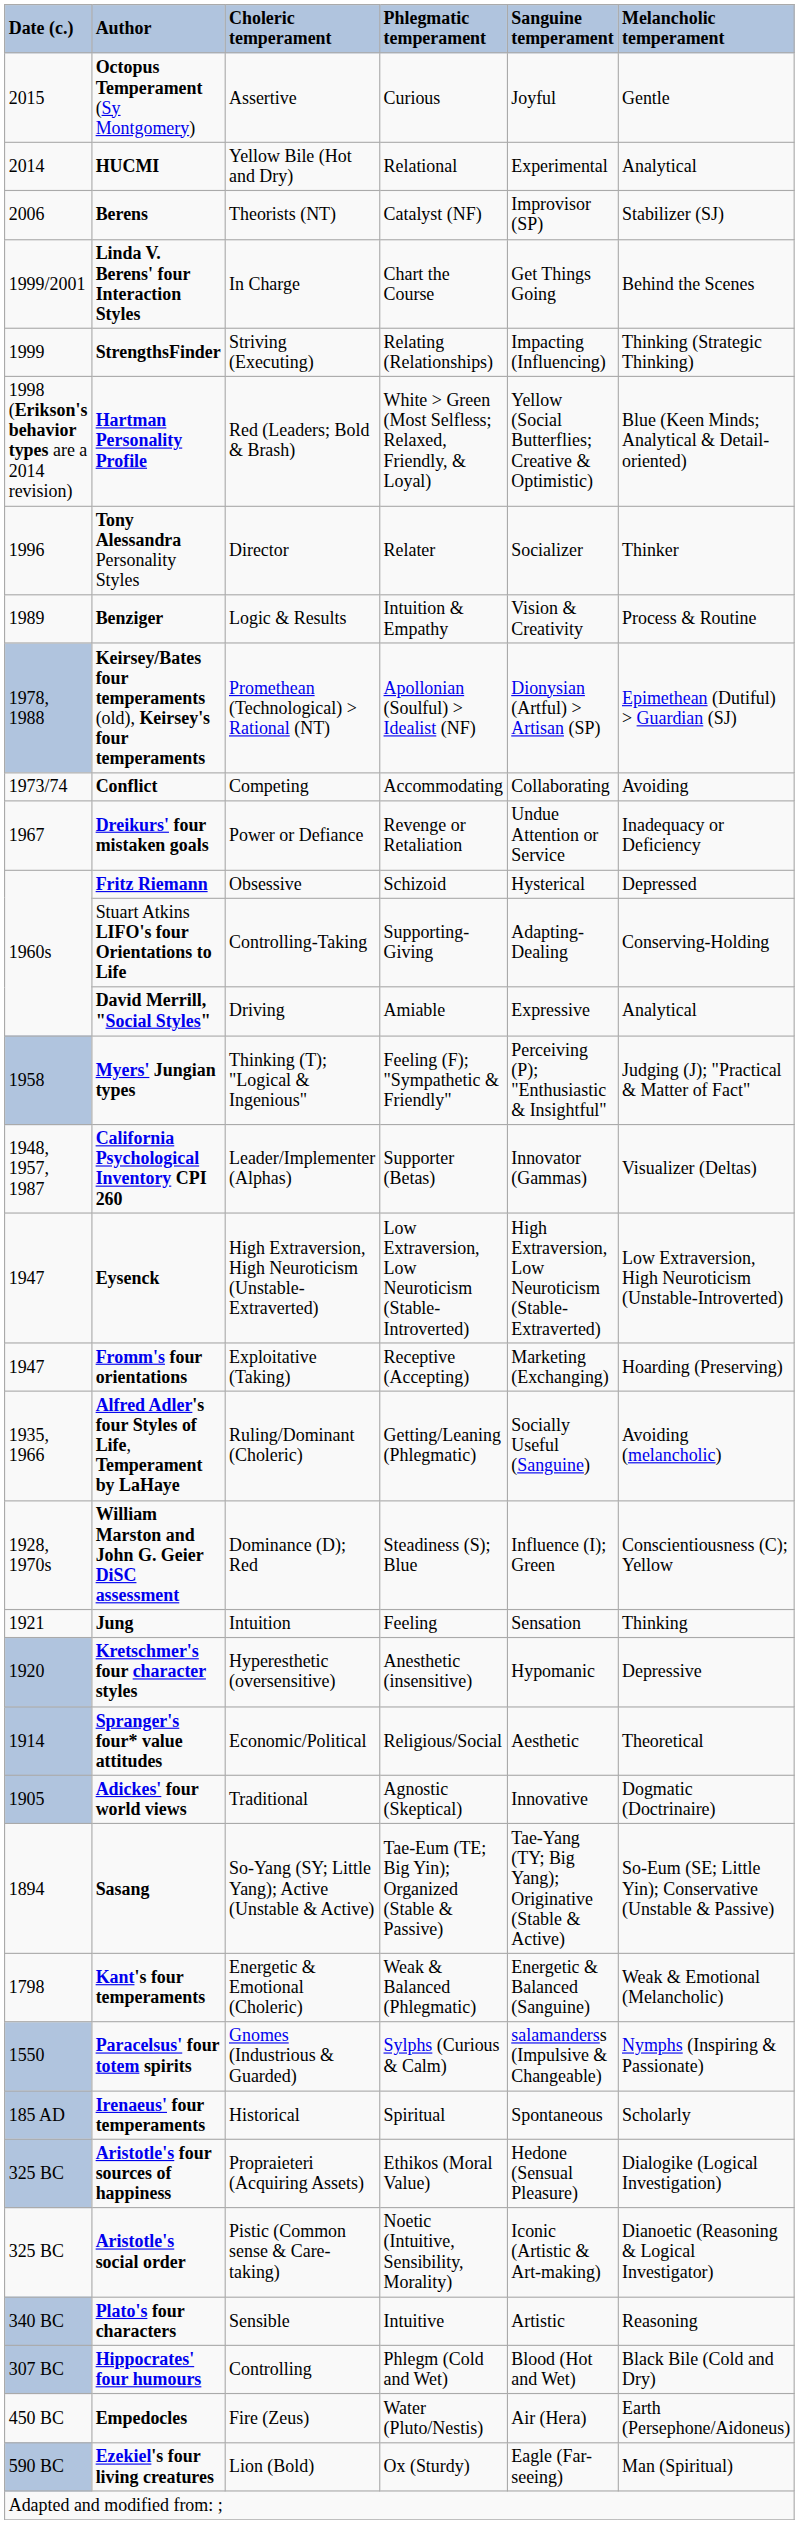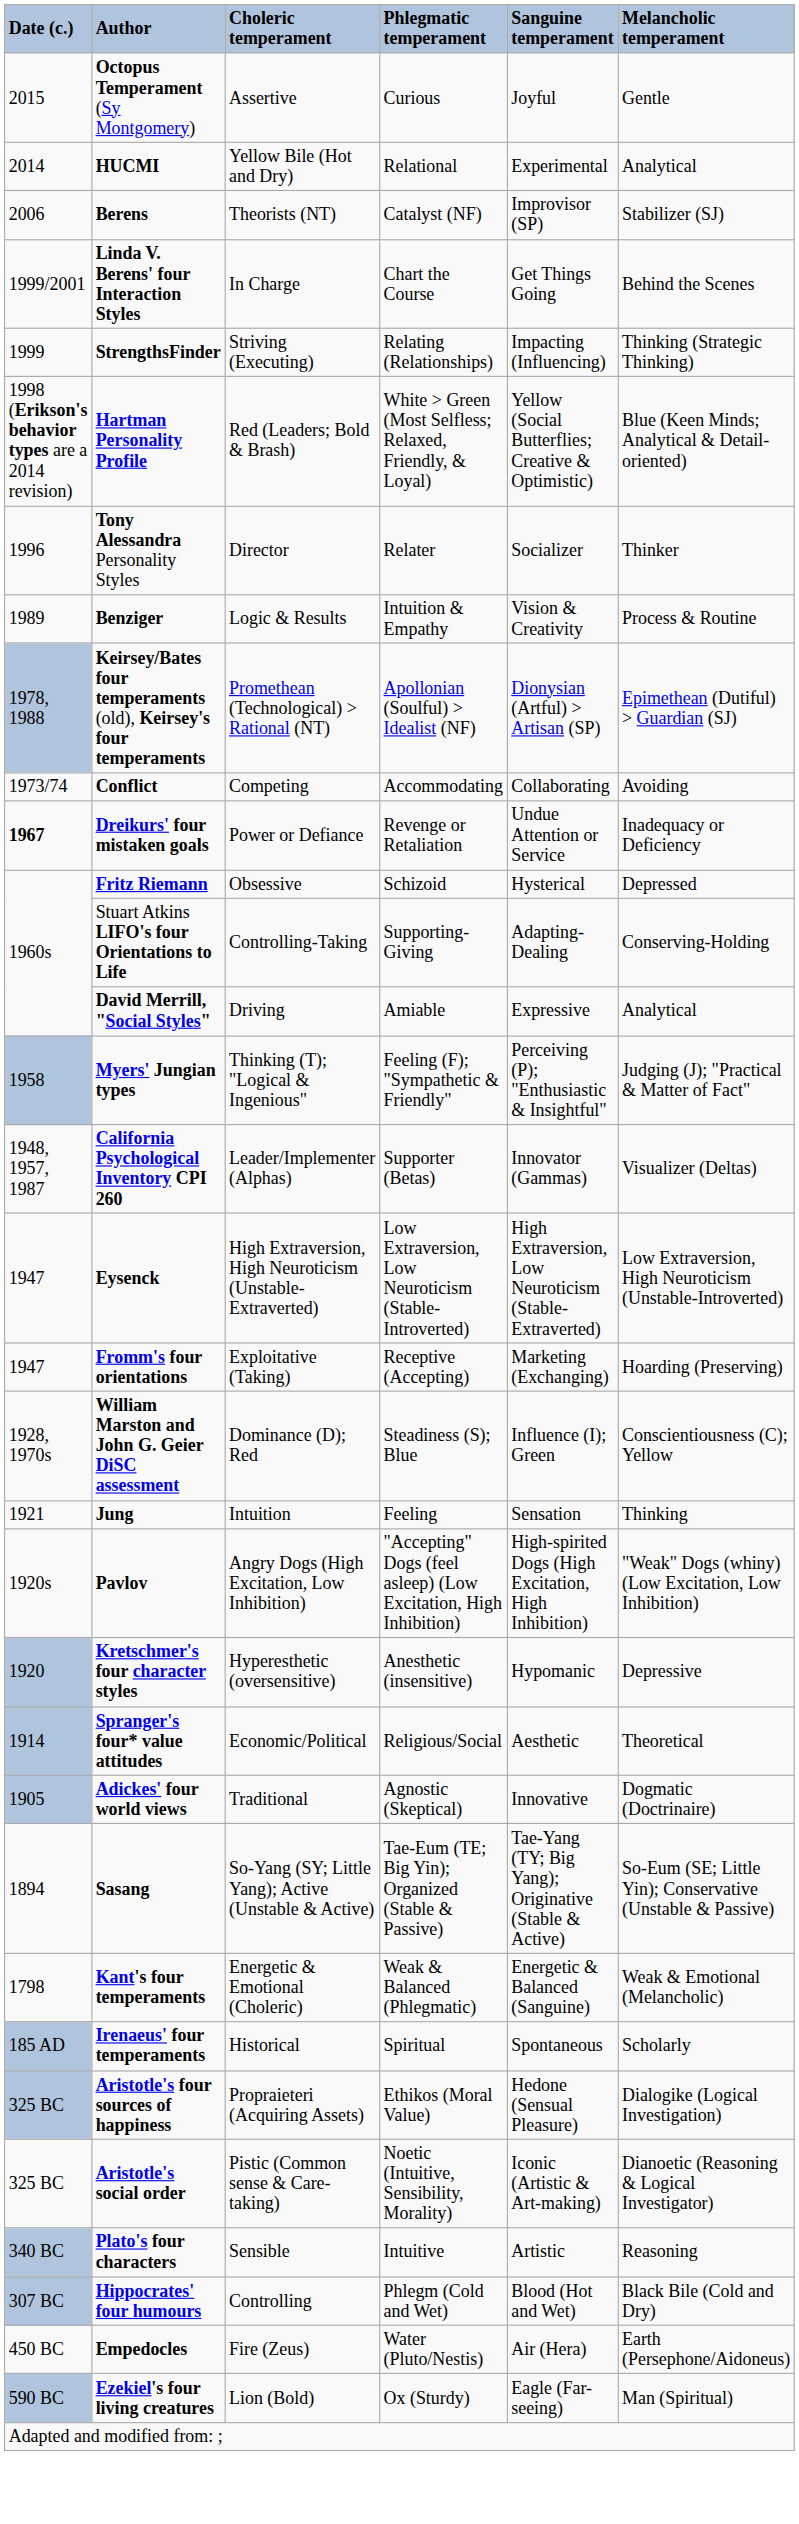(27, 835) normal -> (27, 835) bold
- row: (150, 1445)
+ row: (122, 1583)
- row: (157, 2056)
